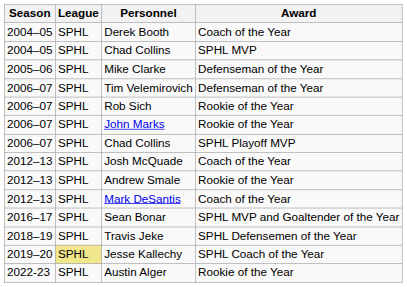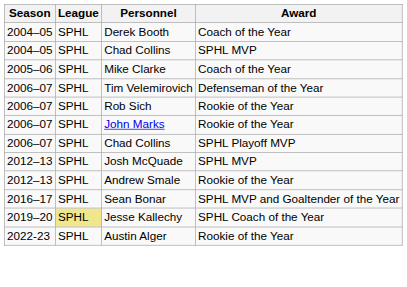(261, 69) Defenseman of the Year -> (245, 69) Coach of the Year
(245, 161) Coach of the Year -> (227, 161) SPHL MVP
- row: (30, 198)
- row: (30, 236)
